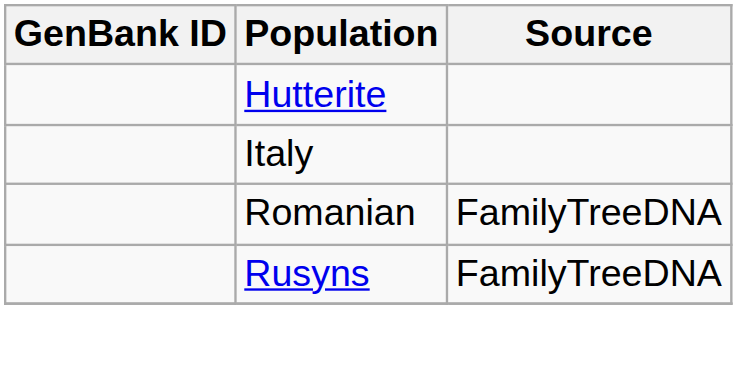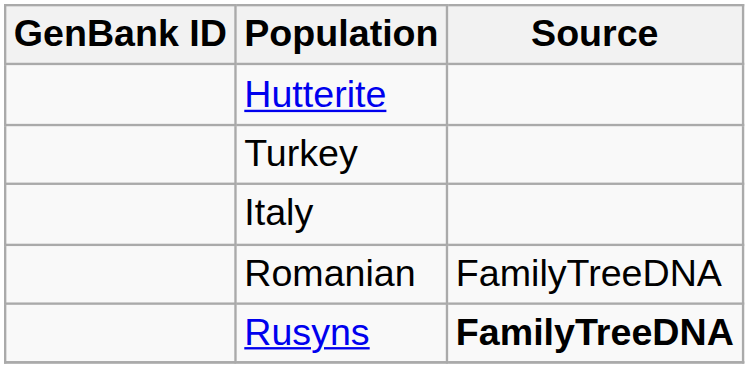+ row: (301, 153)
(589, 272) normal -> (595, 332) bold
